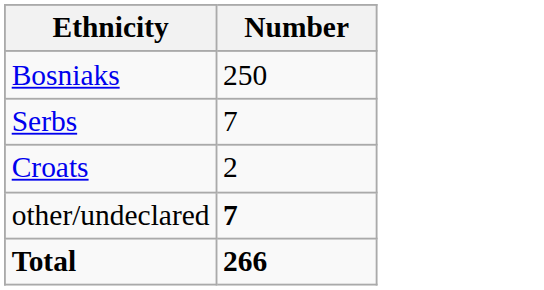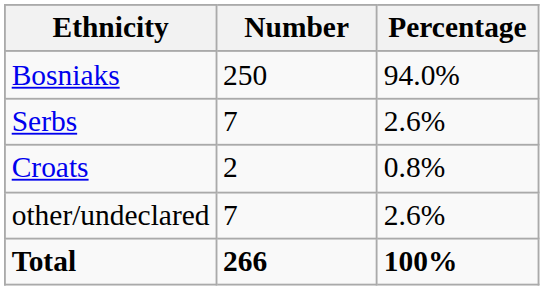+ column: (457, 27)
(230, 214) bold -> (230, 214) normal
